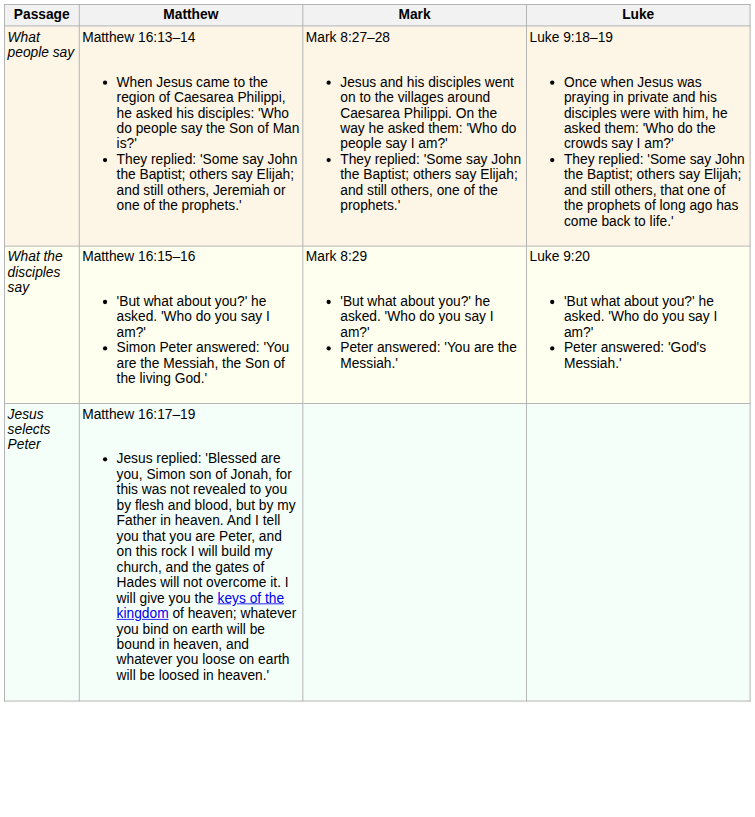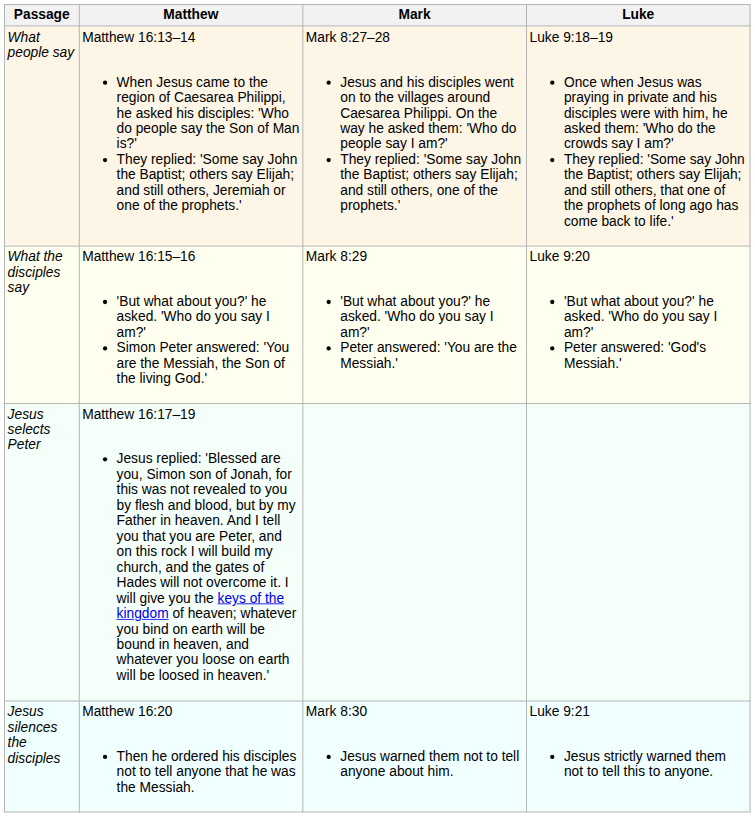+ row: (34, 734)
